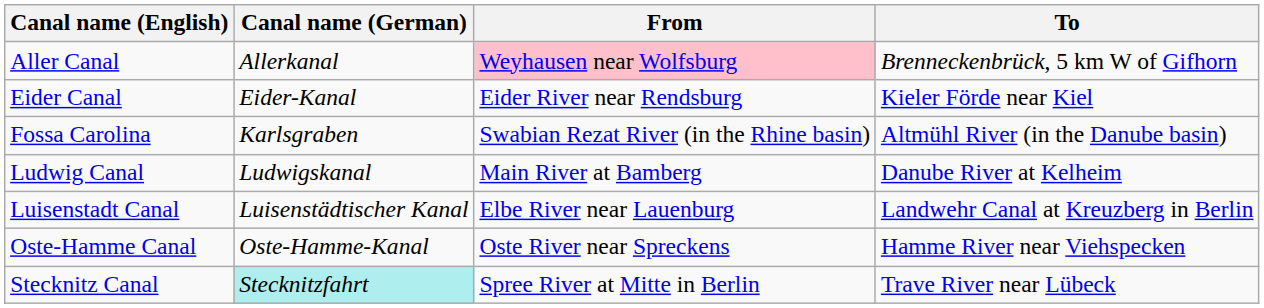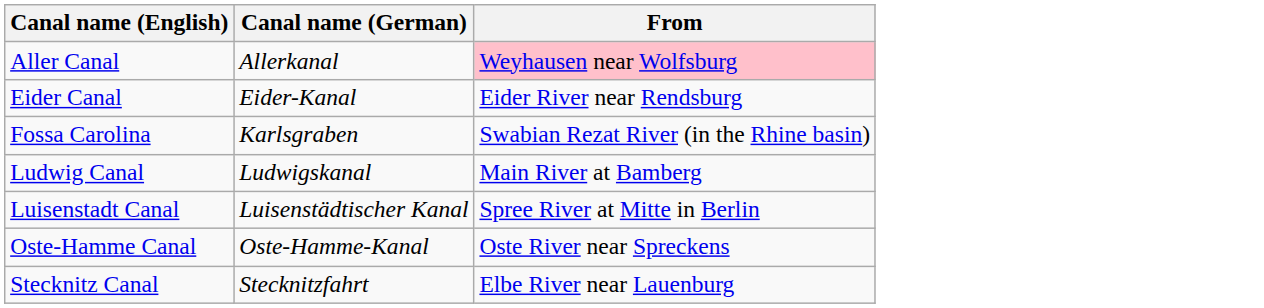- column: (1067, 23)
(607, 209) Elbe River near Lauenburg -> (620, 209) Spree River at Mitte in Berlin
(304, 284) paleturquoise background -> (304, 284) no background
(620, 284) Spree River at Mitte in Berlin -> (607, 284) Elbe River near Lauenburg
